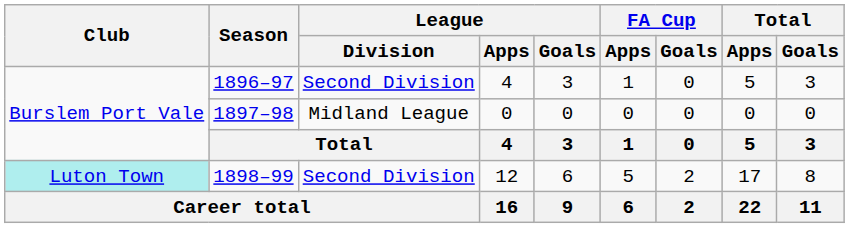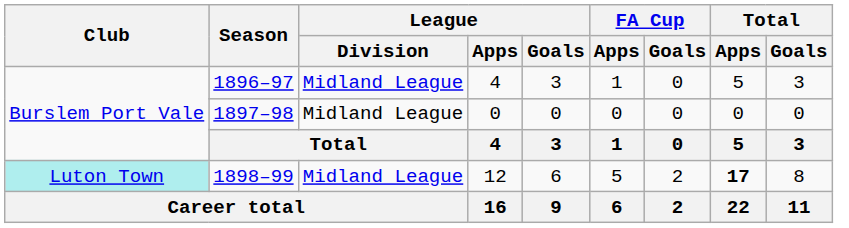(389, 83) Second Division -> (383, 83) Midland League
(389, 176) Second Division -> (383, 176) Midland League
(750, 176) normal -> (738, 176) bold
